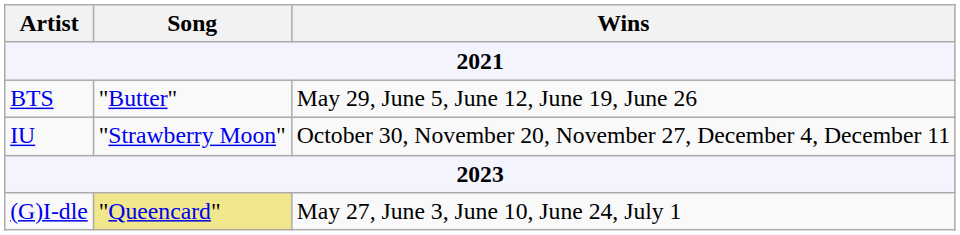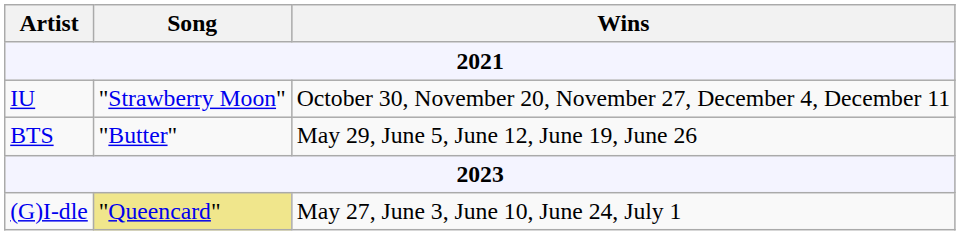rows swapped: (32, 98) <-> (23, 135)
